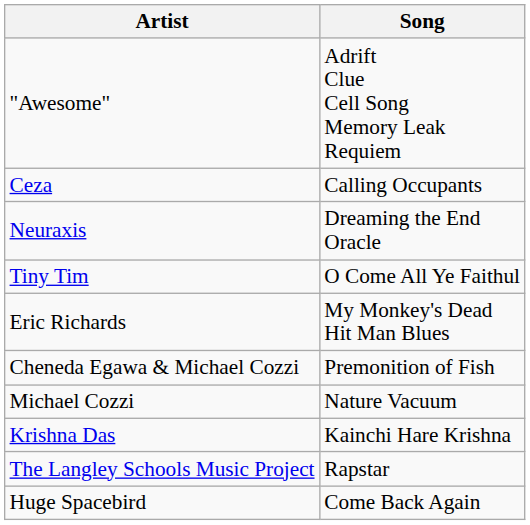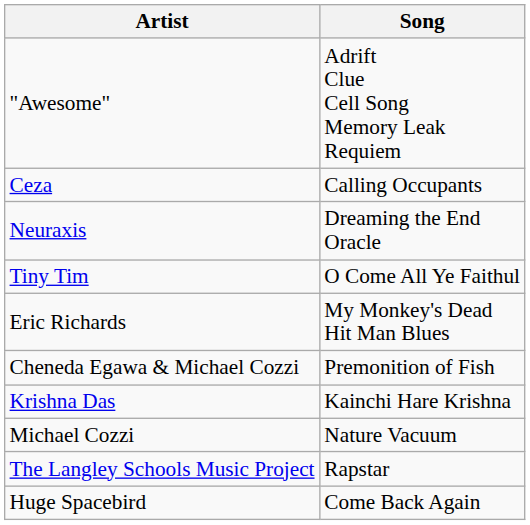rows swapped: (72, 401) <-> (62, 435)
